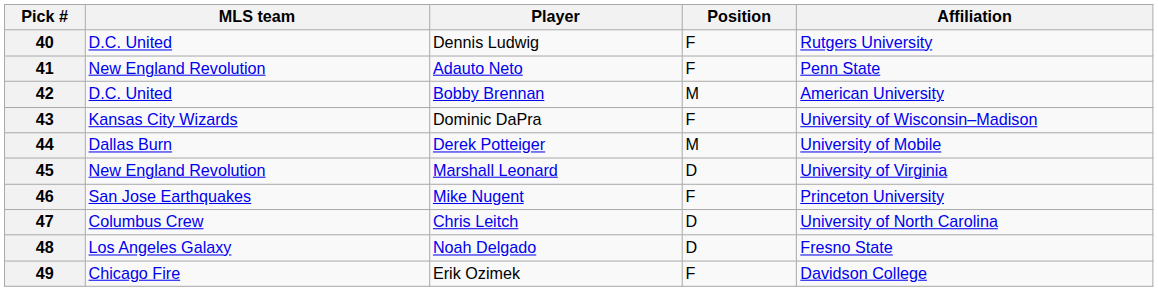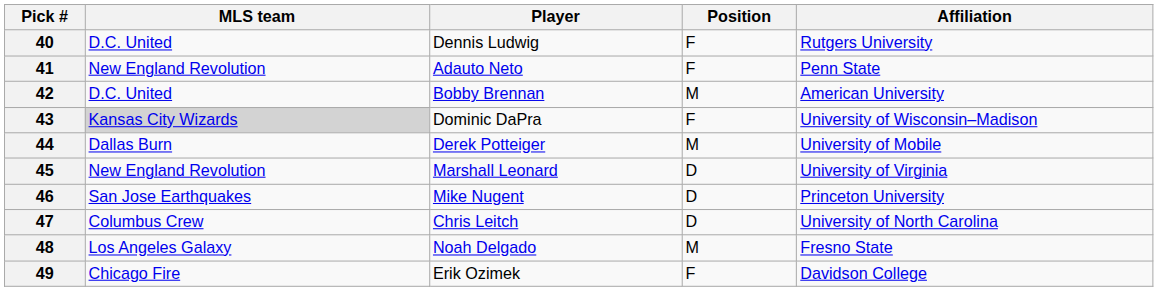(163, 119) no background -> (163, 119) lightgrey background
(690, 196) F -> (691, 196) D
(691, 247) D -> (692, 247) M
